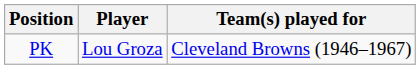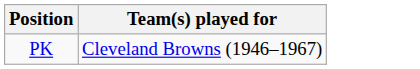- column: (122, 19)
